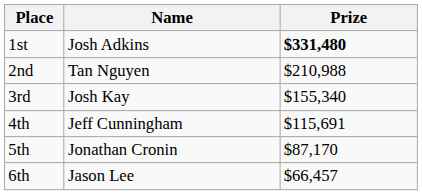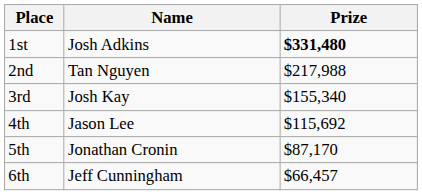(315, 70) $210,988 -> (315, 70) $217,988
(125, 123) Jeff Cunningham -> (101, 123) Jason Lee
(315, 123) $115,691 -> (315, 123) $115,692
(101, 176) Jason Lee -> (125, 176) Jeff Cunningham
